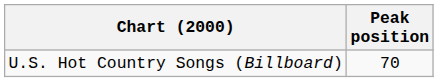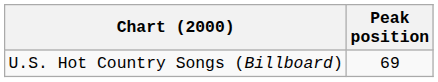(390, 64) 70 -> (390, 64) 69
